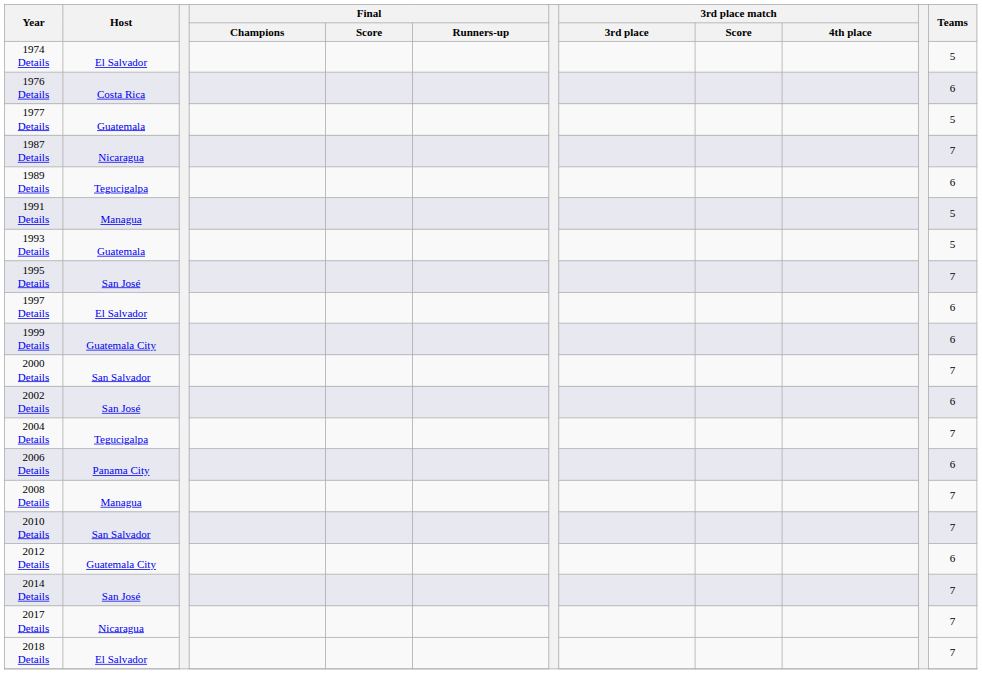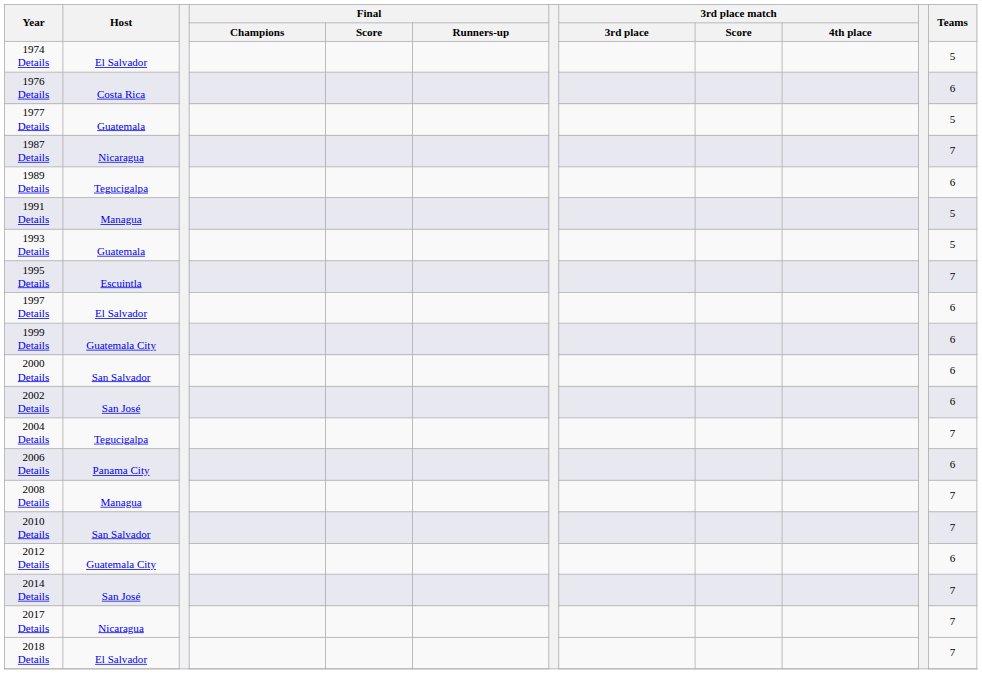(121, 283) San José -> (121, 283) Escuintla
(953, 370) 7 -> (953, 370) 6
